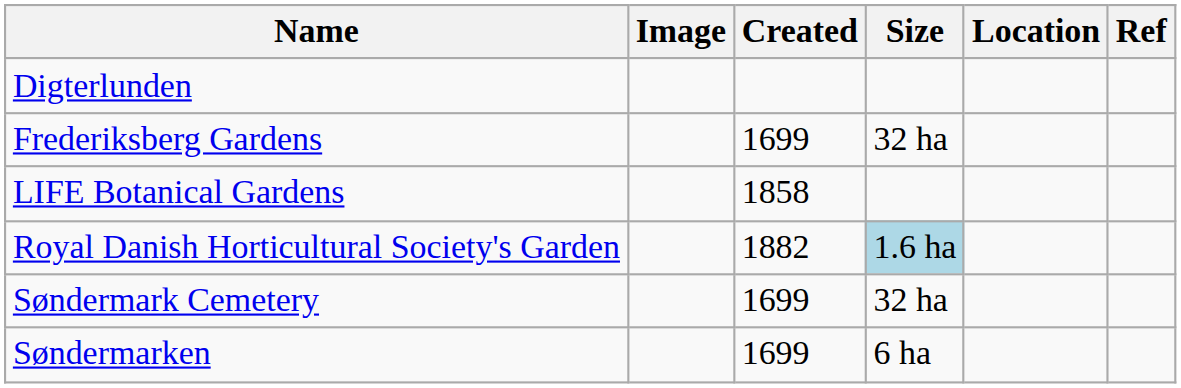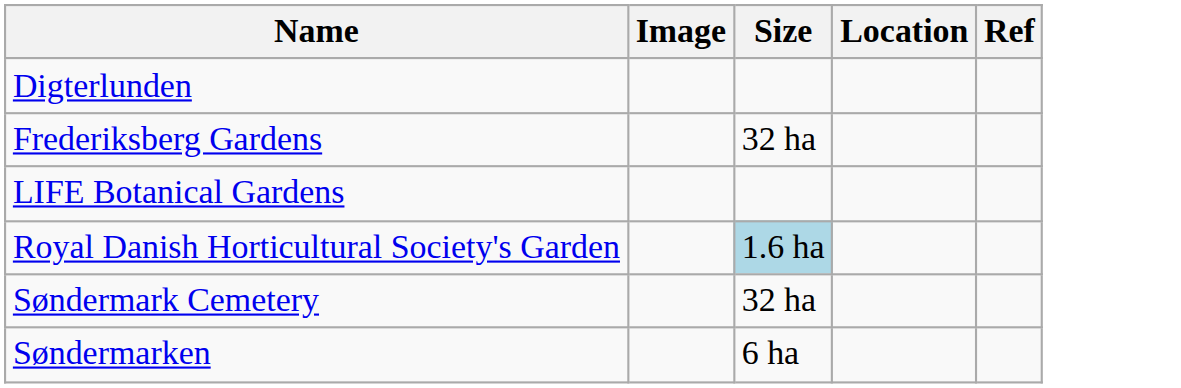- column: (800, 31)
